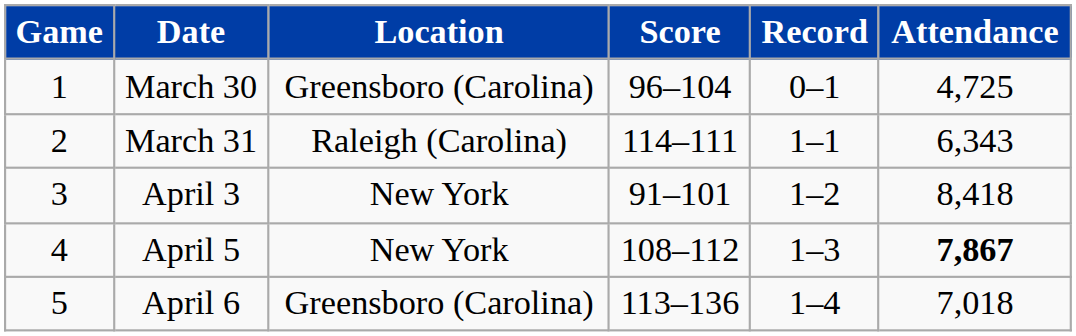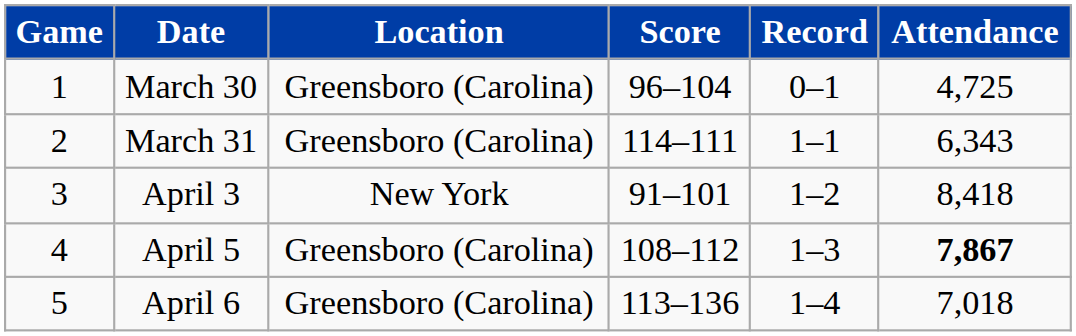(439, 140) Raleigh (Carolina) -> (439, 140) Greensboro (Carolina)
(439, 248) New York -> (439, 248) Greensboro (Carolina)
